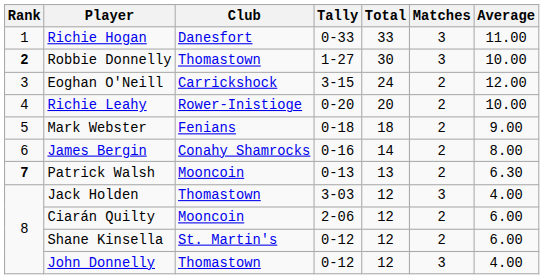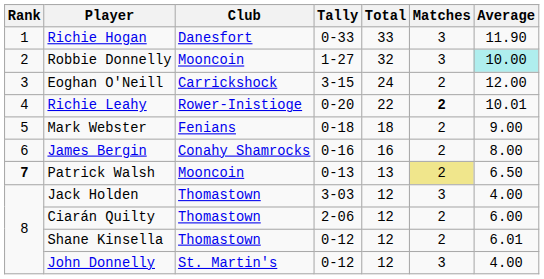(506, 38) 11.00 -> (506, 38) 11.90
(24, 61) bold -> (24, 61) normal
(219, 61) Thomastown -> (211, 61) Mooncoin
(386, 61) 30 -> (386, 61) 32
(506, 61) no background -> (506, 61) paleturquoise background
(386, 106) 20 -> (386, 106) 22
(442, 106) normal -> (442, 106) bold
(506, 106) 10.00 -> (506, 106) 10.01
(386, 151) 14 -> (386, 151) 16
(442, 173) no background -> (442, 173) khaki background
(506, 173) 6.30 -> (506, 173) 6.50
(211, 218) Mooncoin -> (219, 218) Thomastown
(228, 240) St. Martin's -> (219, 240) Thomastown
(506, 240) 6.00 -> (506, 240) 6.01
(219, 263) Thomastown -> (228, 263) St. Martin's
